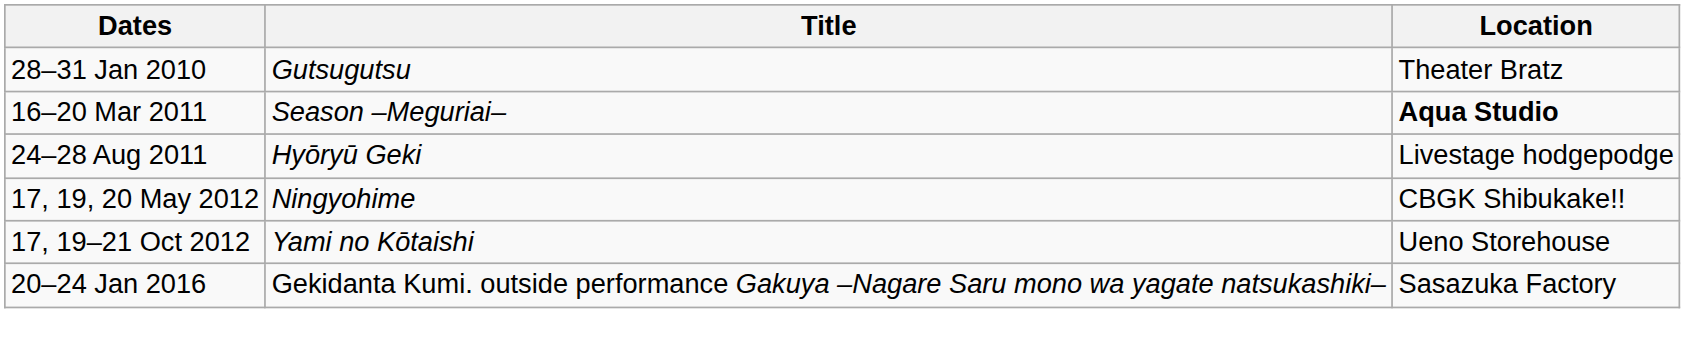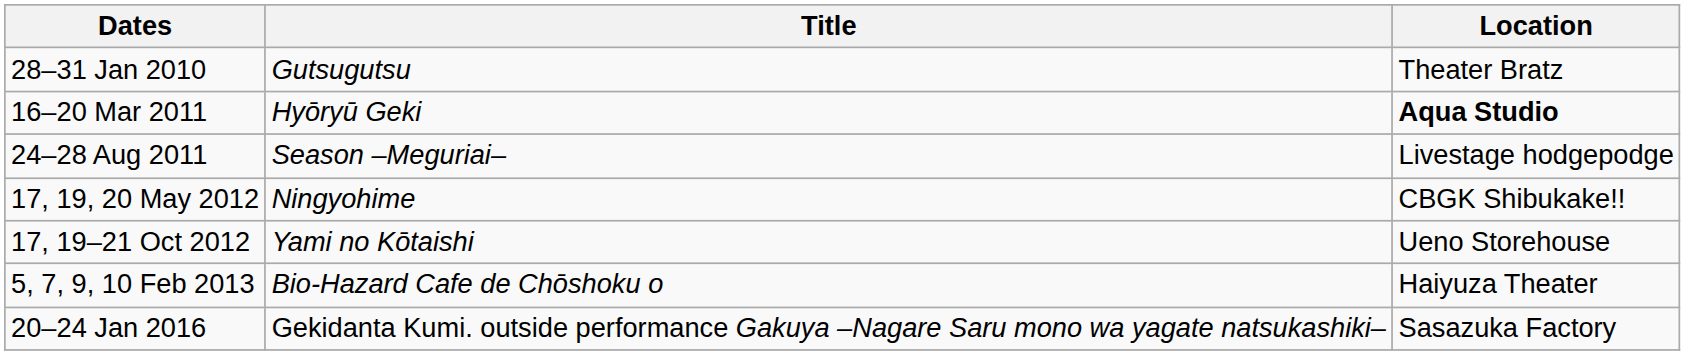(389, 112) Season –Meguriai– -> (346, 112) Hyōryū Geki
(346, 155) Hyōryū Geki -> (389, 155) Season –Meguriai–
+ row: (133, 284)
